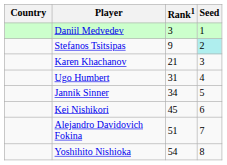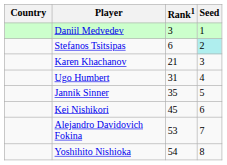(170, 46) 9 -> (170, 46) 6
(173, 93) 34 -> (173, 93) 35
(173, 130) 51 -> (173, 130) 53
